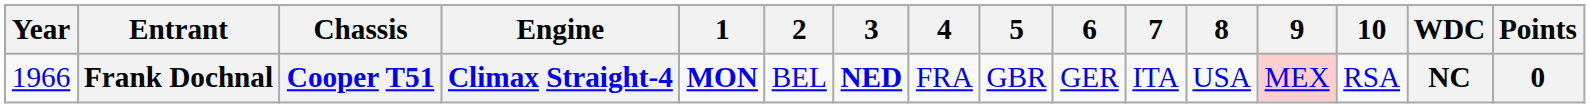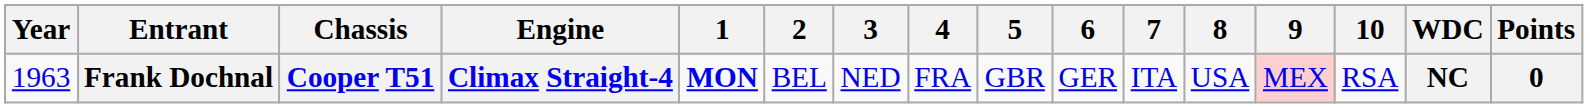(41, 77) 1966 -> (41, 77) 1963
(871, 77) bold -> (871, 77) normal
